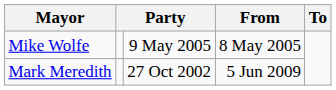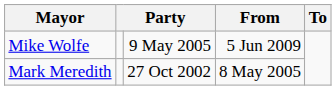(260, 44) 8 May 2005 -> (264, 44) 5 Jun 2009
(264, 71) 5 Jun 2009 -> (260, 71) 8 May 2005
